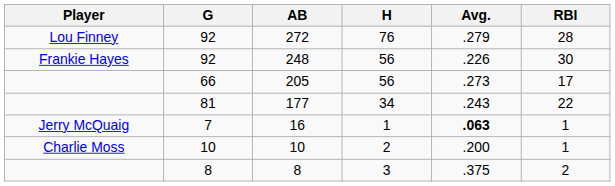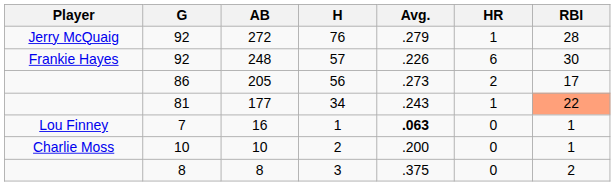+ column: (493, 15)
(84, 37) Lou Finney -> (74, 37) Jerry McQuaig
(387, 59) 56 -> (338, 59) 57
(208, 81) 66 -> (182, 81) 86
(565, 103) no background -> (571, 103) lightsalmon background
(84, 125) Jerry McQuaig -> (74, 125) Lou Finney
